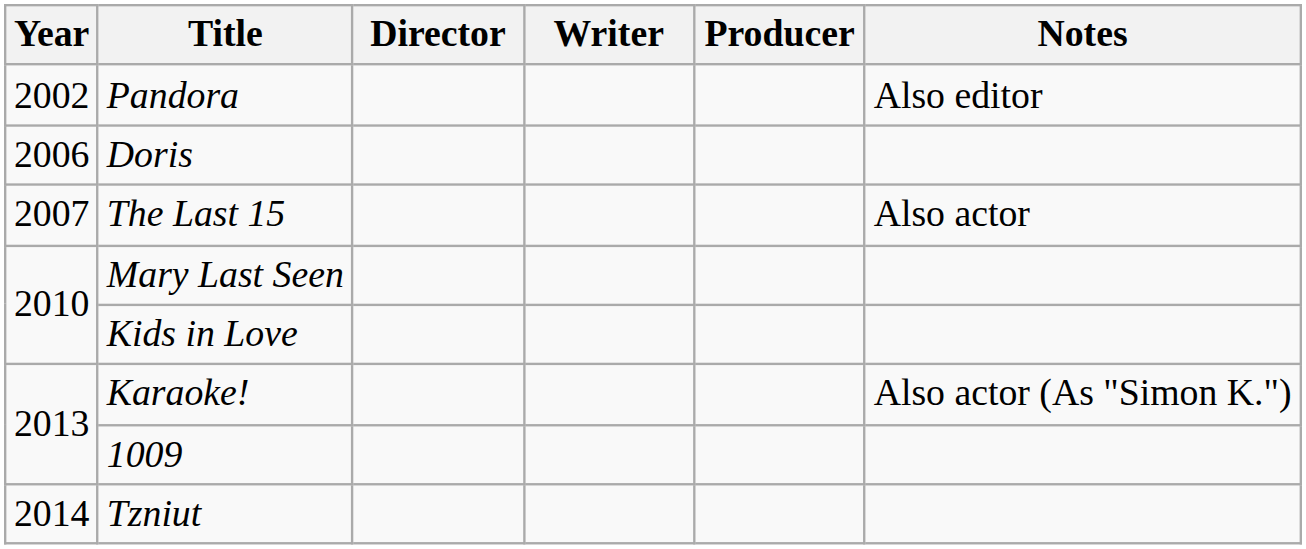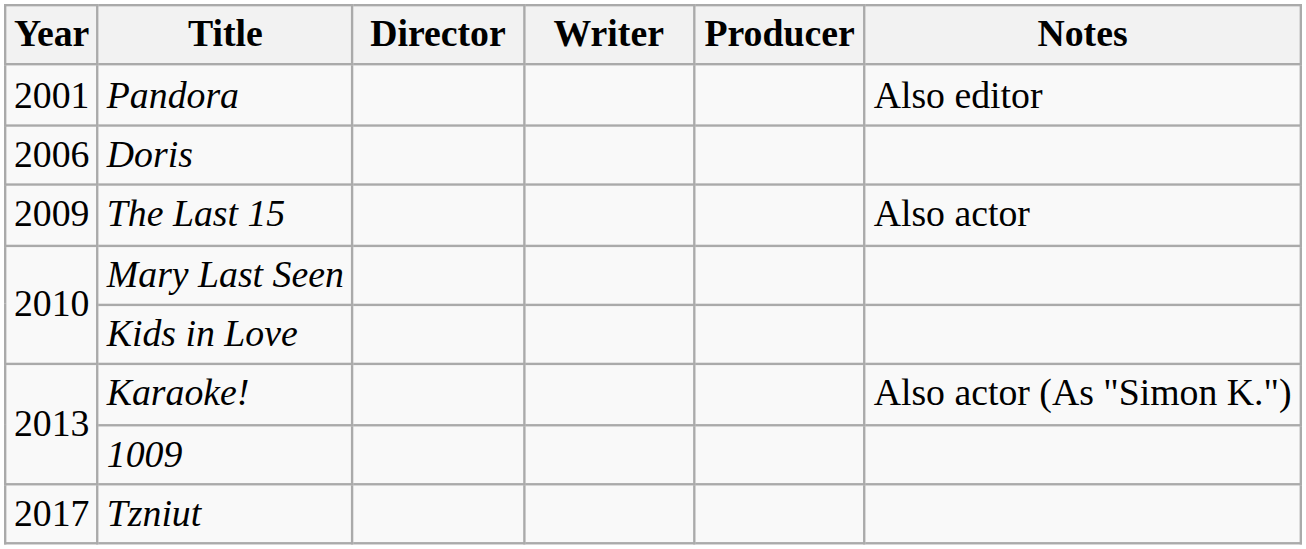(52, 94) 2002 -> (52, 94) 2001
(52, 214) 2007 -> (52, 214) 2009
(52, 513) 2014 -> (52, 513) 2017
